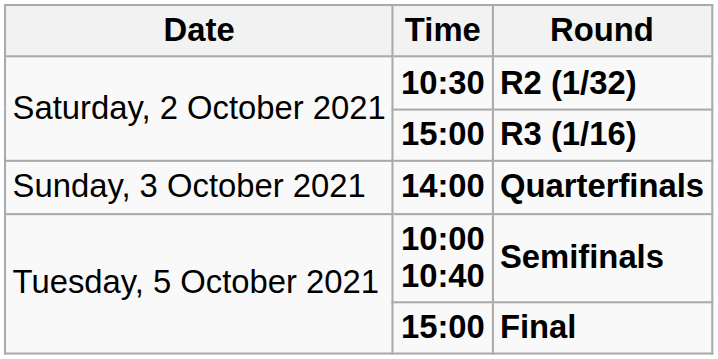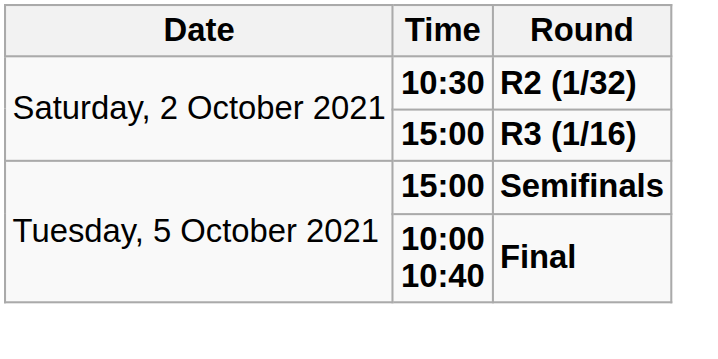- row: (602, 186)
(443, 257) 10:00 10:40 -> (443, 186) 15:00
(443, 327) 15:00 -> (443, 257) 10:00 10:40
